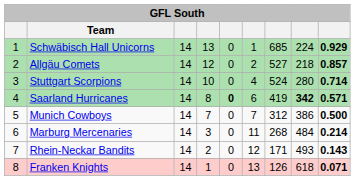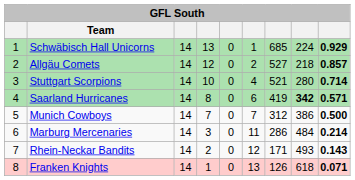(278, 81) 524 -> (278, 81) 521
(231, 99) bold -> (231, 99) normal
(278, 133) 268 -> (278, 133) 286
